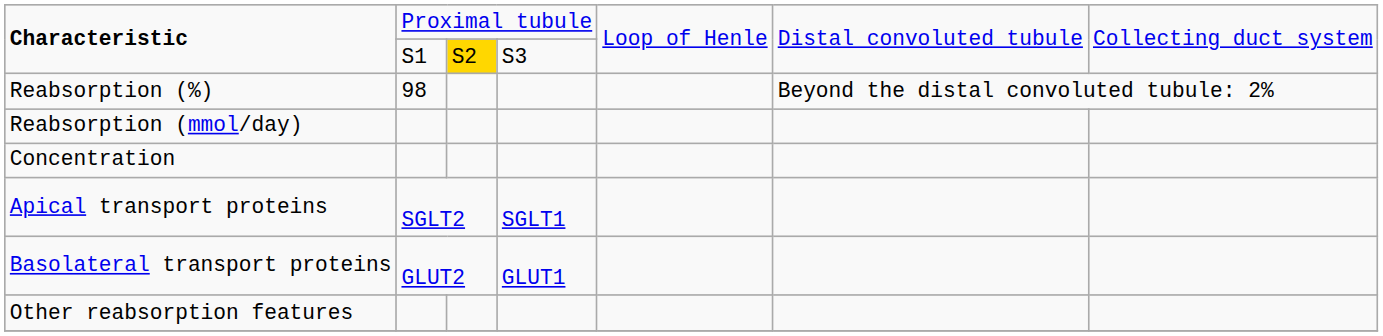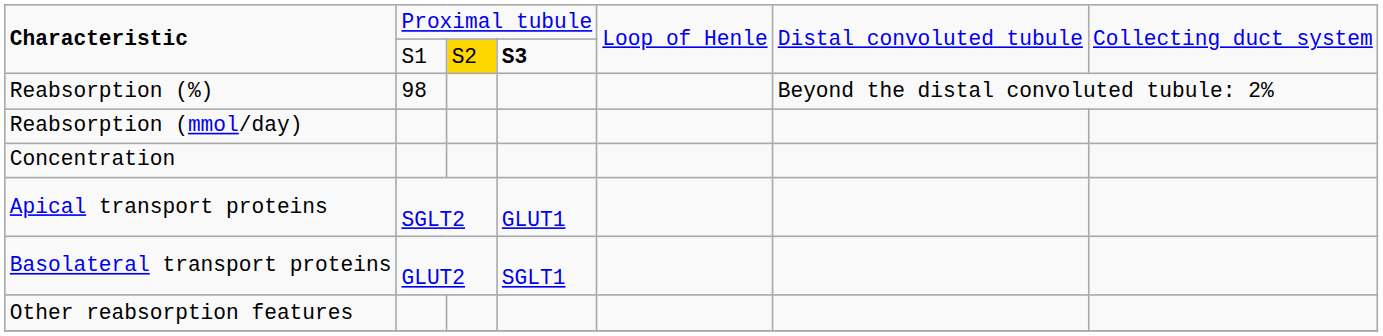(547, 57) normal -> (547, 57) bold
(547, 219) SGLT1 -> (547, 219) GLUT1
(547, 278) GLUT1 -> (547, 278) SGLT1
